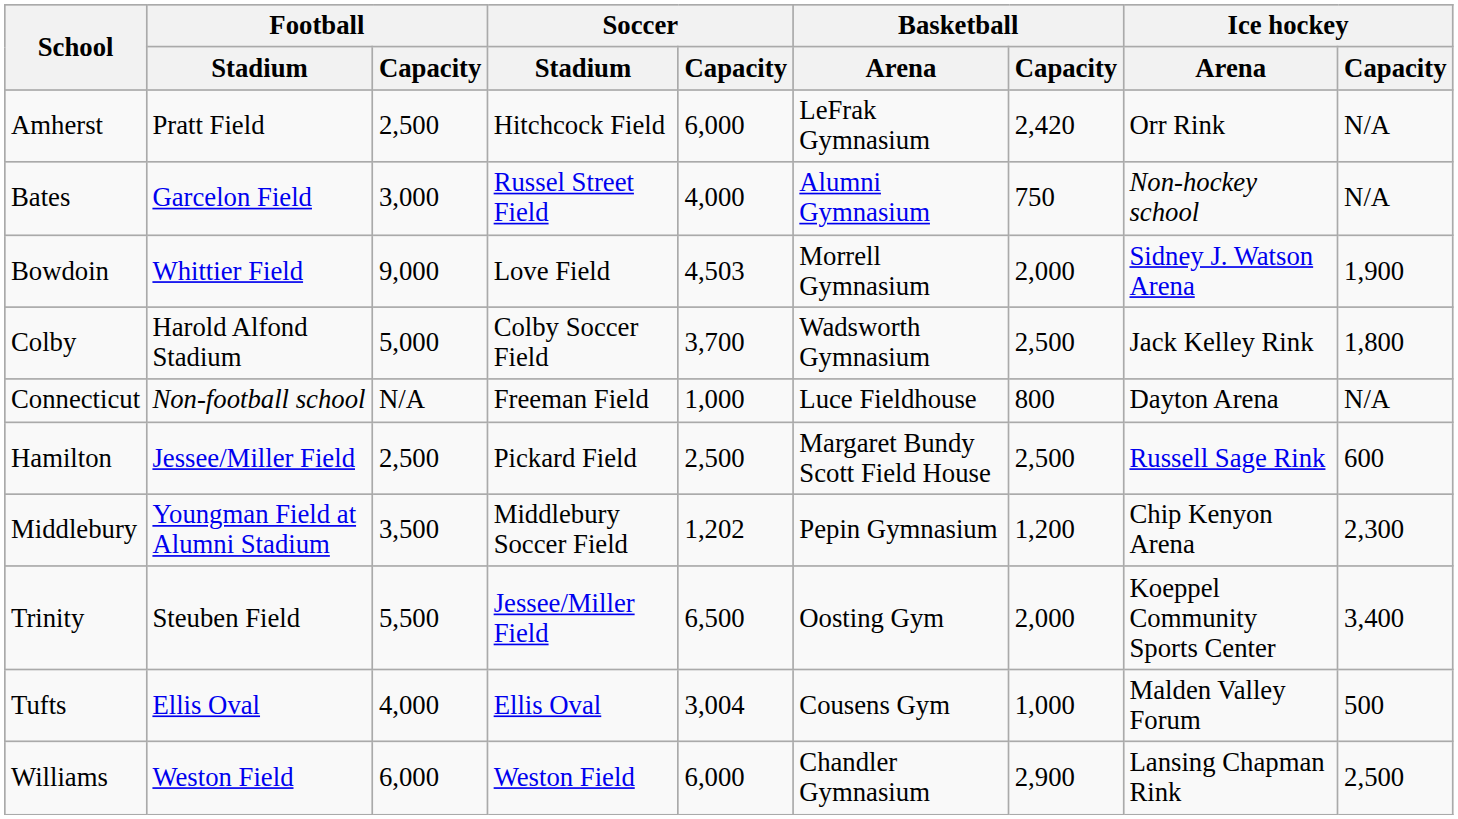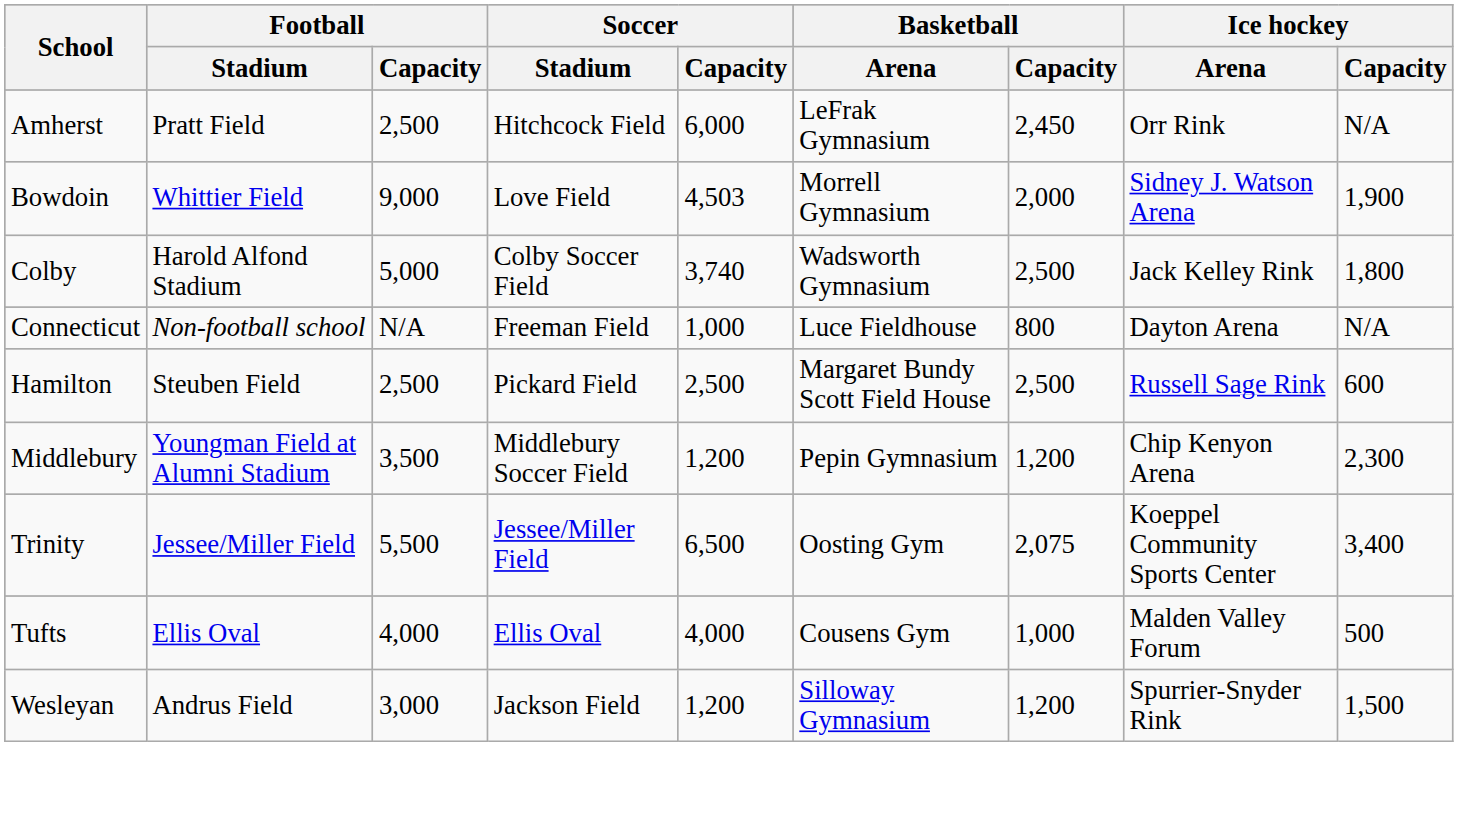(1045, 125) 2,420 -> (1045, 125) 2,450
- row: (41, 197)
(715, 342) 3,700 -> (715, 270) 3,740
(254, 457) Jessee/Miller Field -> (226, 385) Steuben Field
(715, 530) 1,202 -> (715, 457) 1,200
(226, 617) Steuben Field -> (254, 545) Jessee/Miller Field
(1045, 617) 2,000 -> (1045, 545) 2,075
(715, 704) 3,004 -> (715, 632) 4,000
+ row: (63, 704)
- row: (59, 777)
